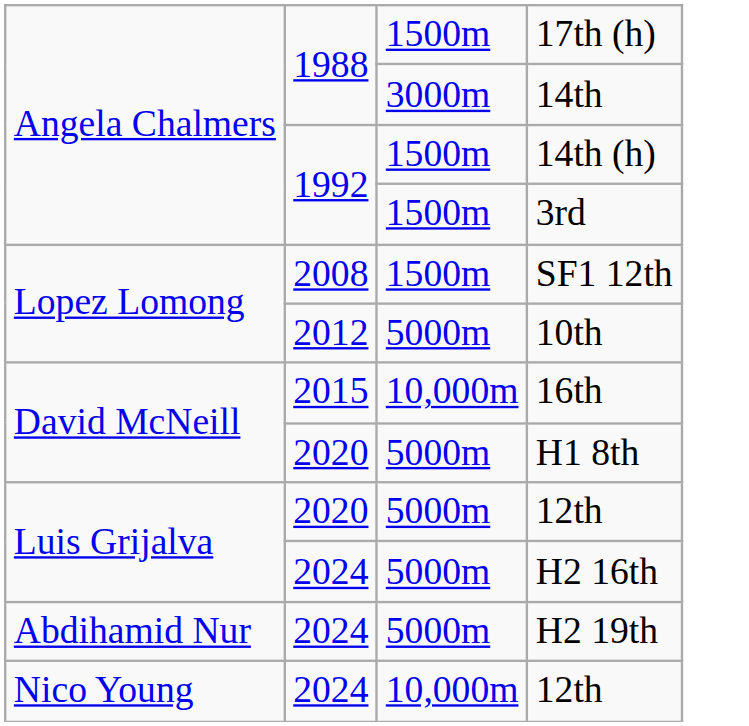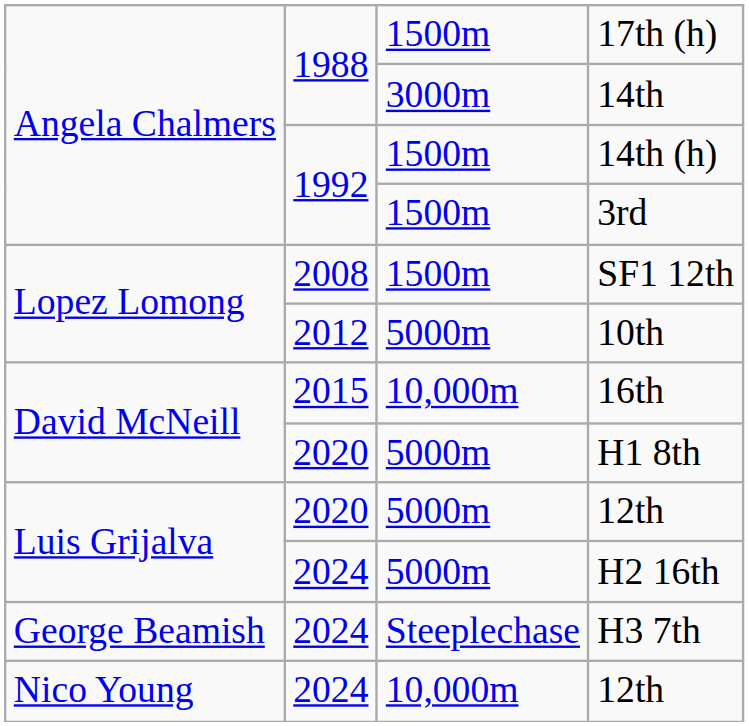+ row: (139, 630)
- row: (132, 630)
